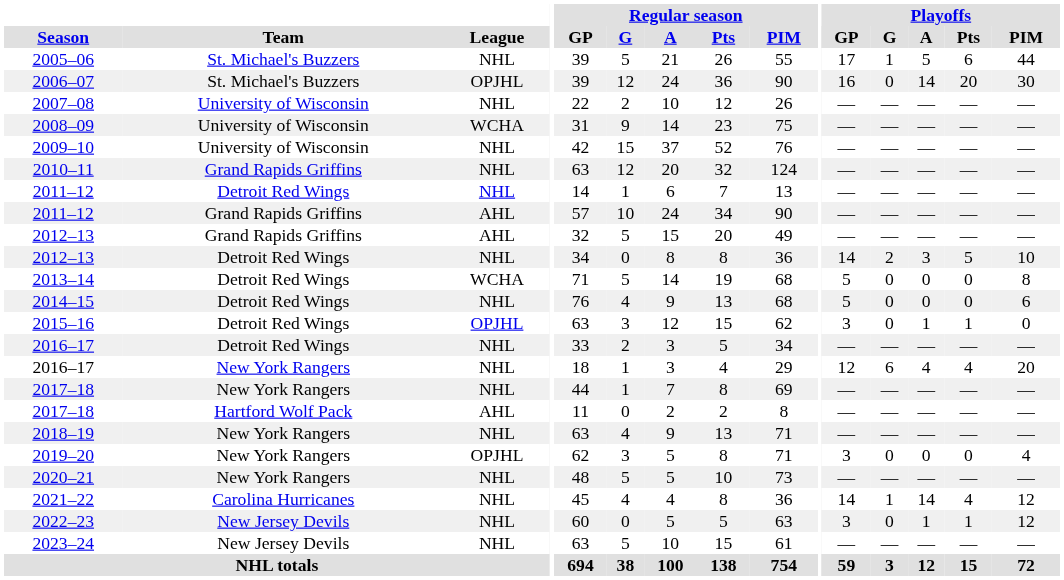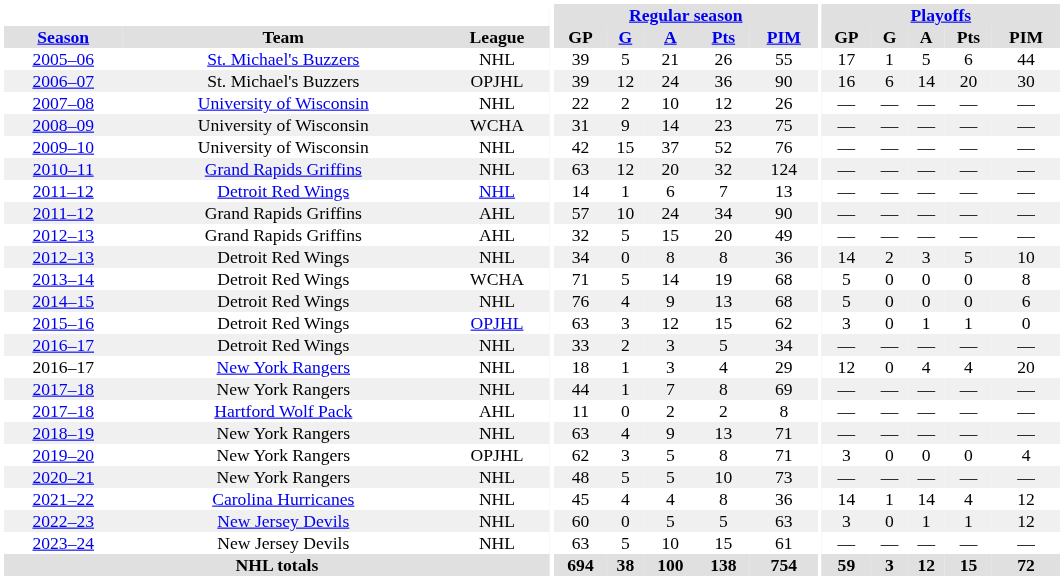(889, 80) 0 -> (889, 80) 6
(889, 366) 6 -> (889, 366) 0
